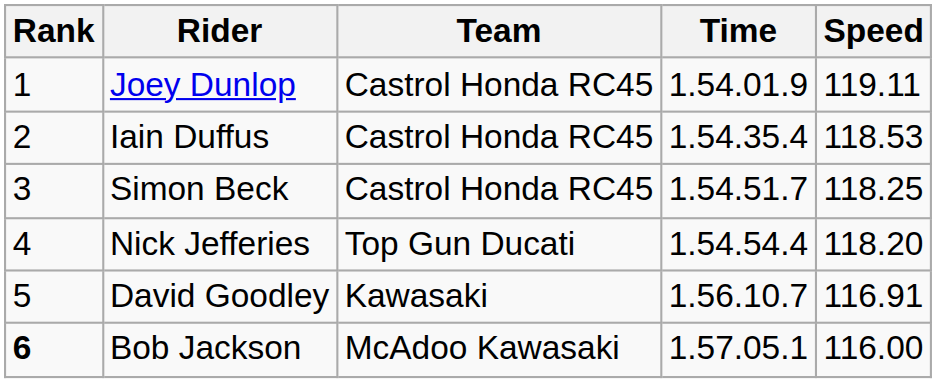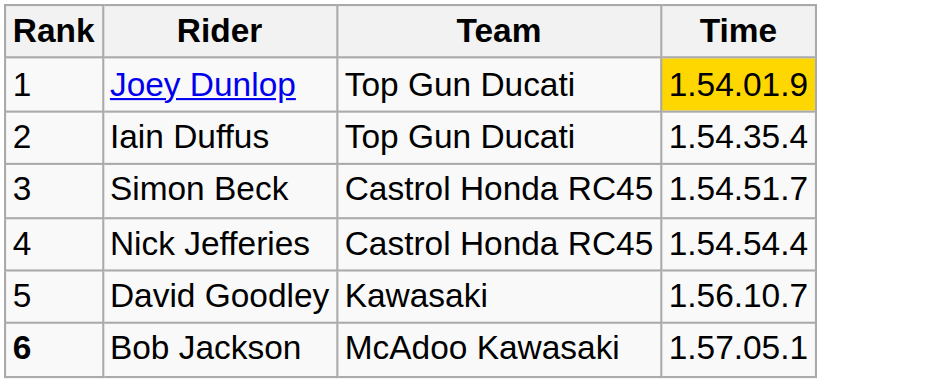- column: (874, 31)
(499, 84) Castrol Honda RC45 -> (460, 84) Top Gun Ducati
(738, 84) no background -> (738, 84) gold background
(499, 137) Castrol Honda RC45 -> (460, 137) Top Gun Ducati
(460, 243) Top Gun Ducati -> (499, 243) Castrol Honda RC45
